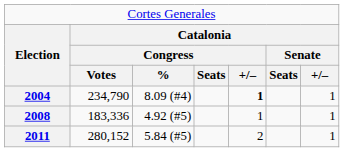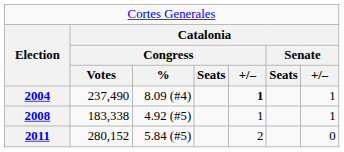(108, 95) 234,790 -> (108, 95) 237,490
(108, 116) 183,336 -> (108, 116) 183,338
(332, 136) 1 -> (332, 136) 0
